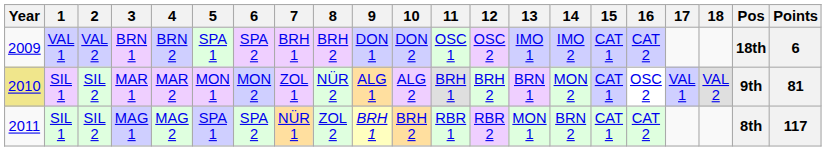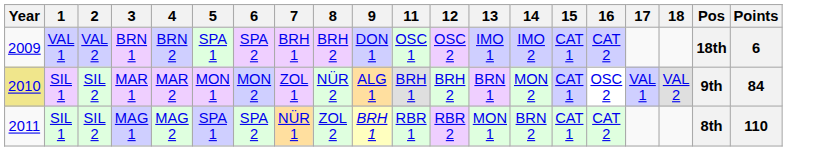- column: (412, 16)
(796, 86) 81 -> (756, 86) 84
(796, 126) 117 -> (756, 126) 110
